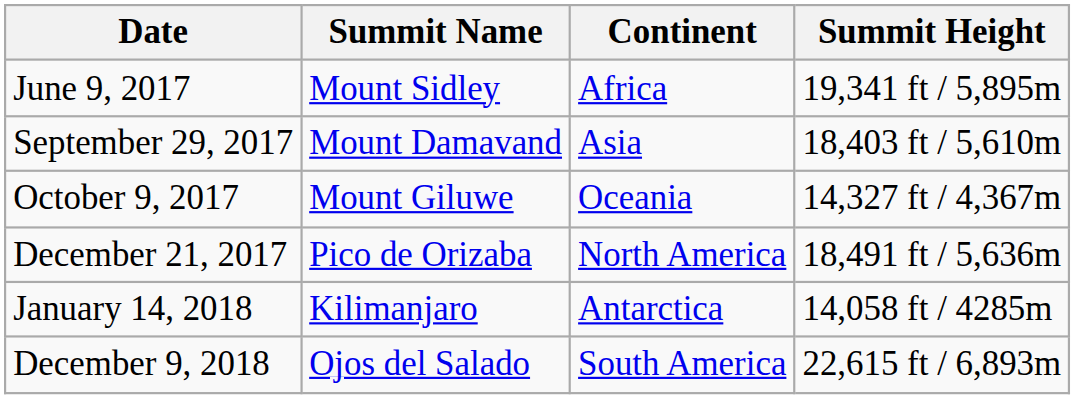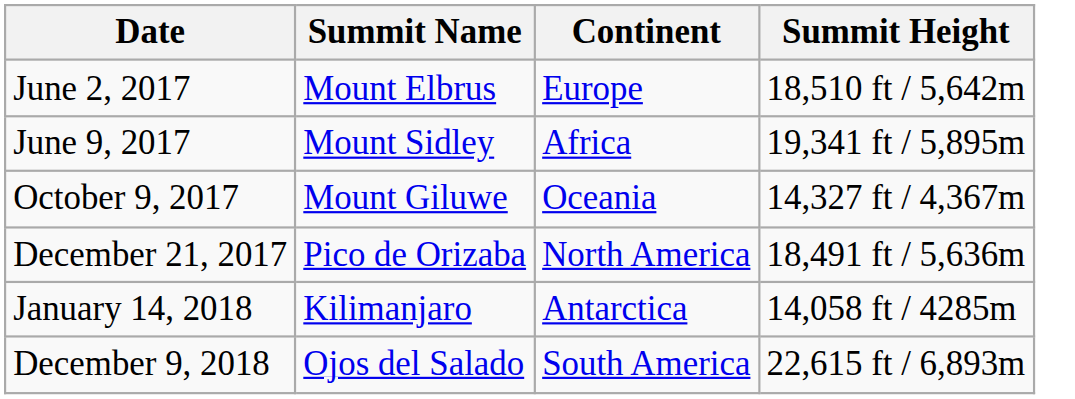+ row: (102, 87)
- row: (153, 142)
